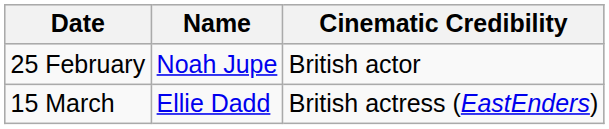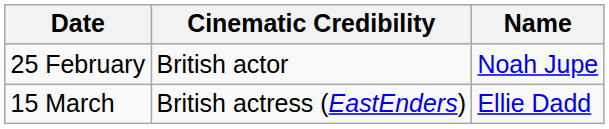columns swapped: (217, 24) <-> (444, 24)
